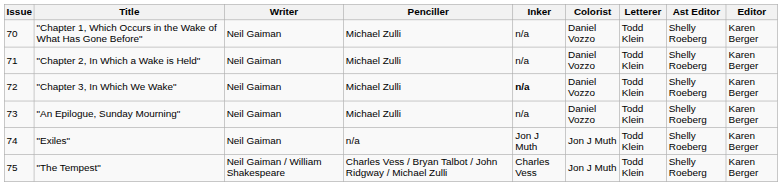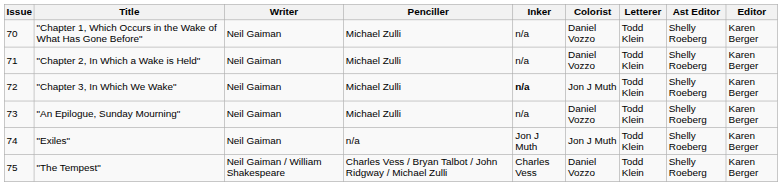(582, 87) Daniel Vozzo -> (592, 87) Jon J Muth
(592, 168) Jon J Muth -> (582, 168) Daniel Vozzo
